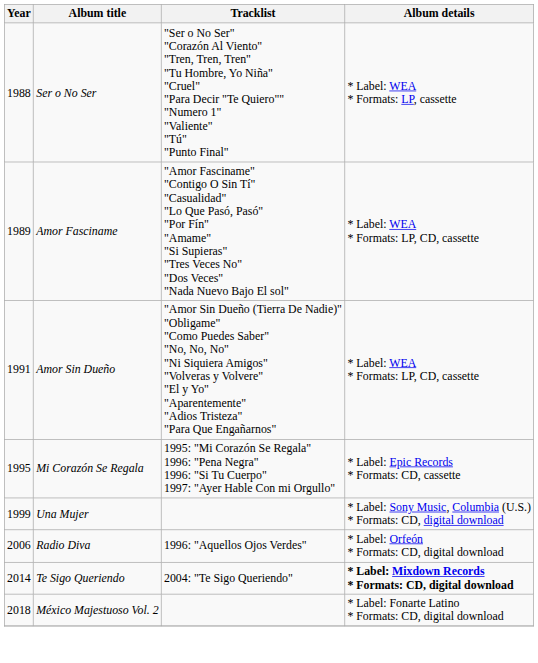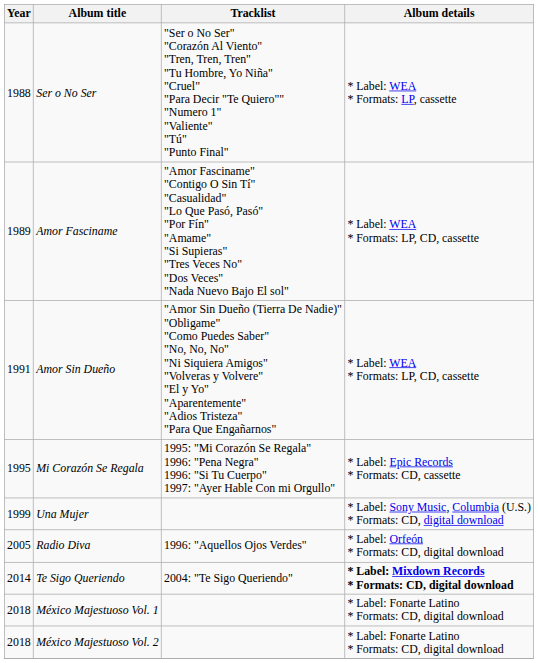(19, 546) 2006 -> (19, 546) 2005
+ row: (97, 610)
